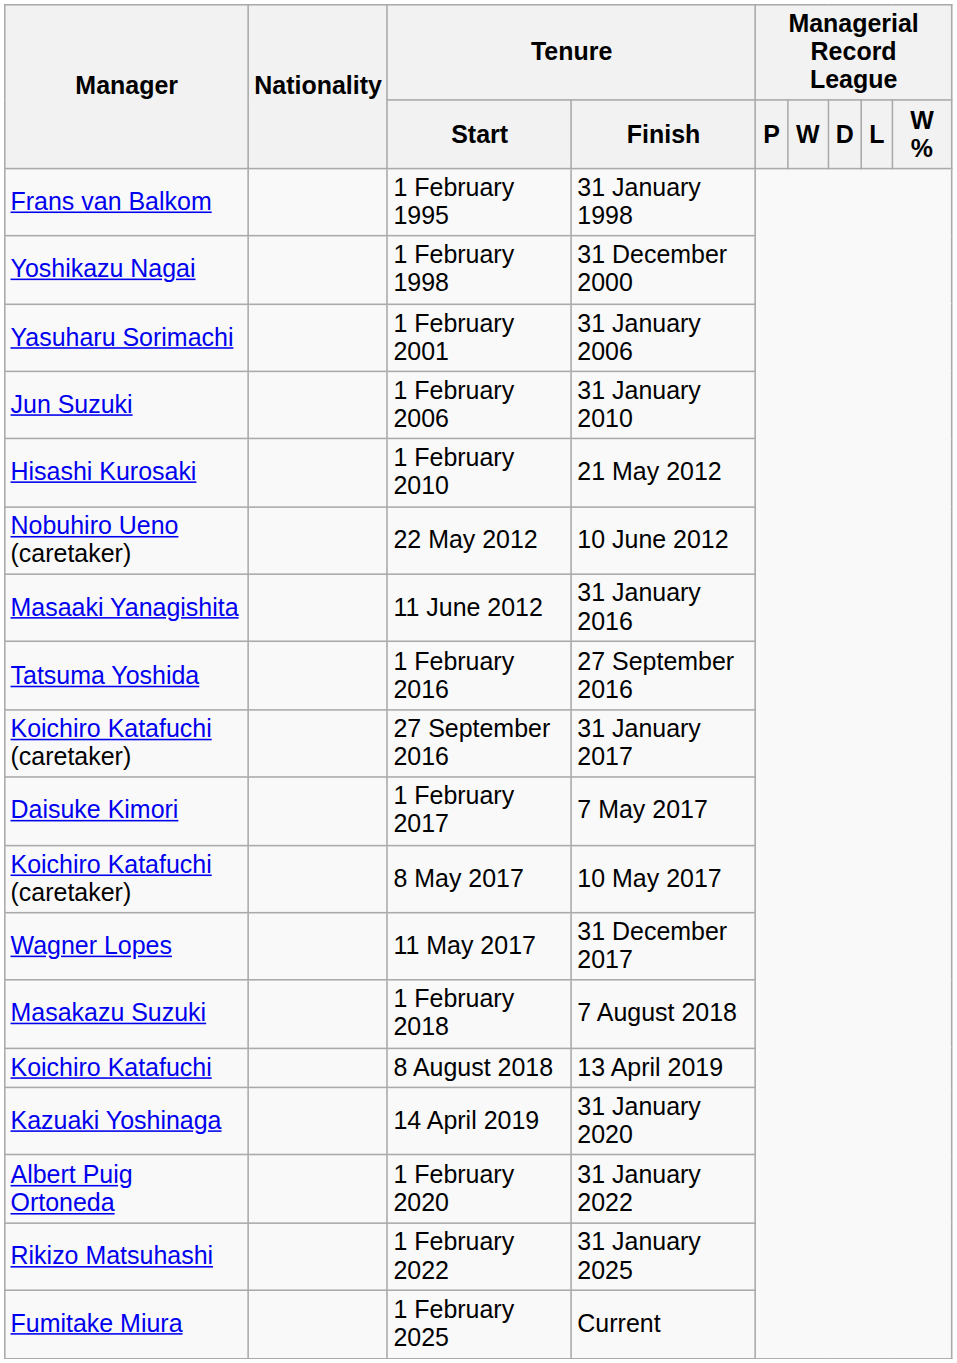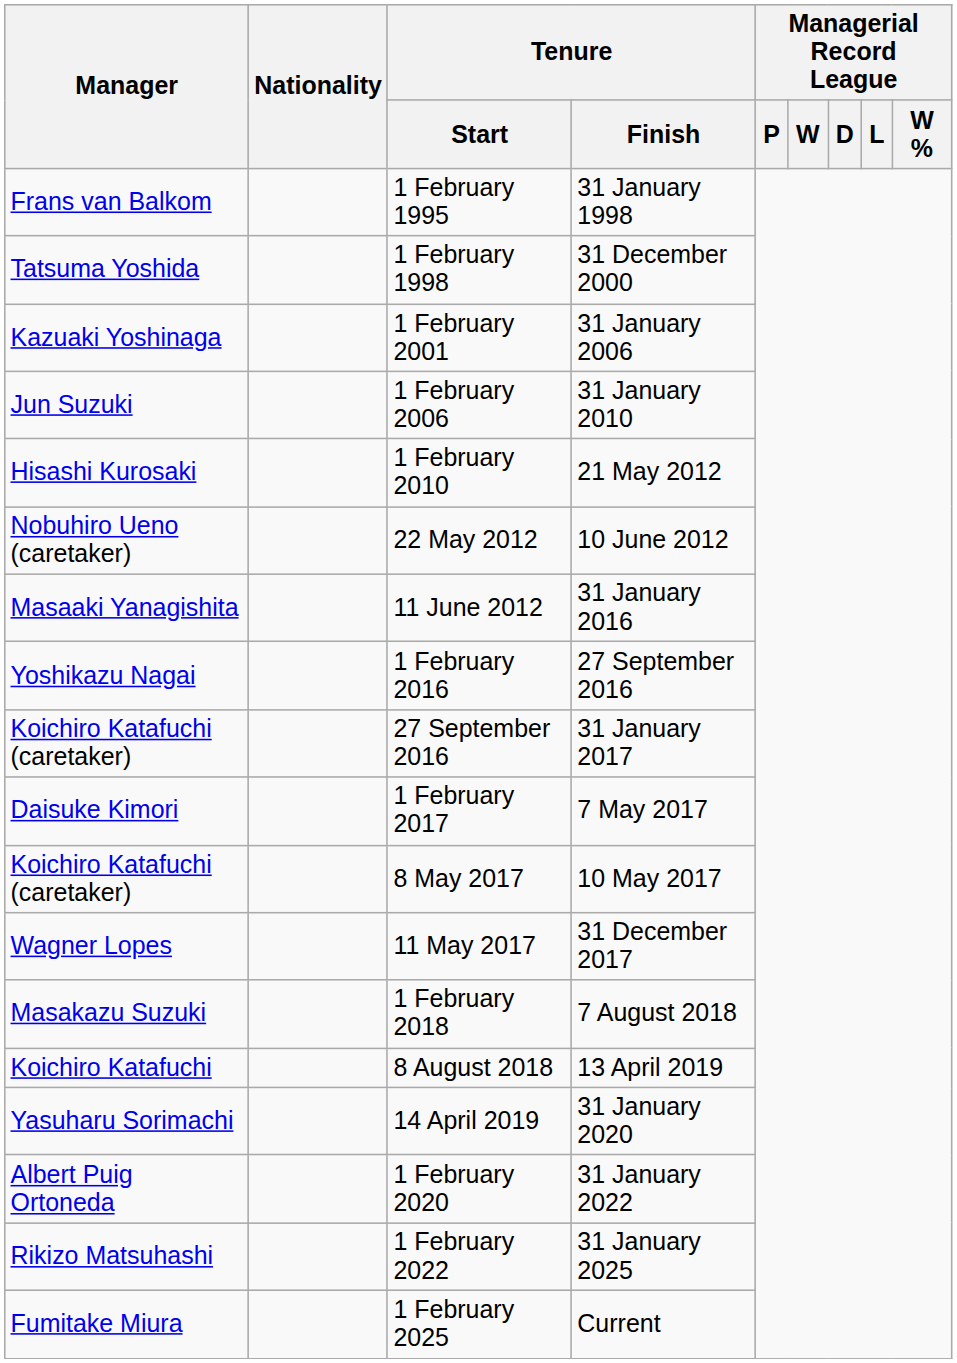(103, 269) Yoshikazu Nagai -> (105, 269) Tatsuma Yoshida
(122, 337) Yasuharu Sorimachi -> (116, 337) Kazuaki Yoshinaga
(105, 675) Tatsuma Yoshida -> (103, 675) Yoshikazu Nagai
(116, 1120) Kazuaki Yoshinaga -> (122, 1120) Yasuharu Sorimachi
